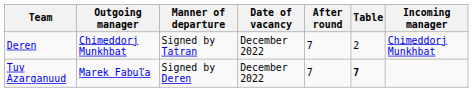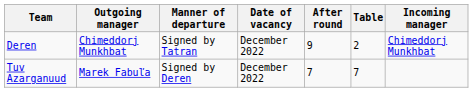(310, 46) 7 -> (310, 46) 9
(356, 73) bold -> (356, 73) normal
